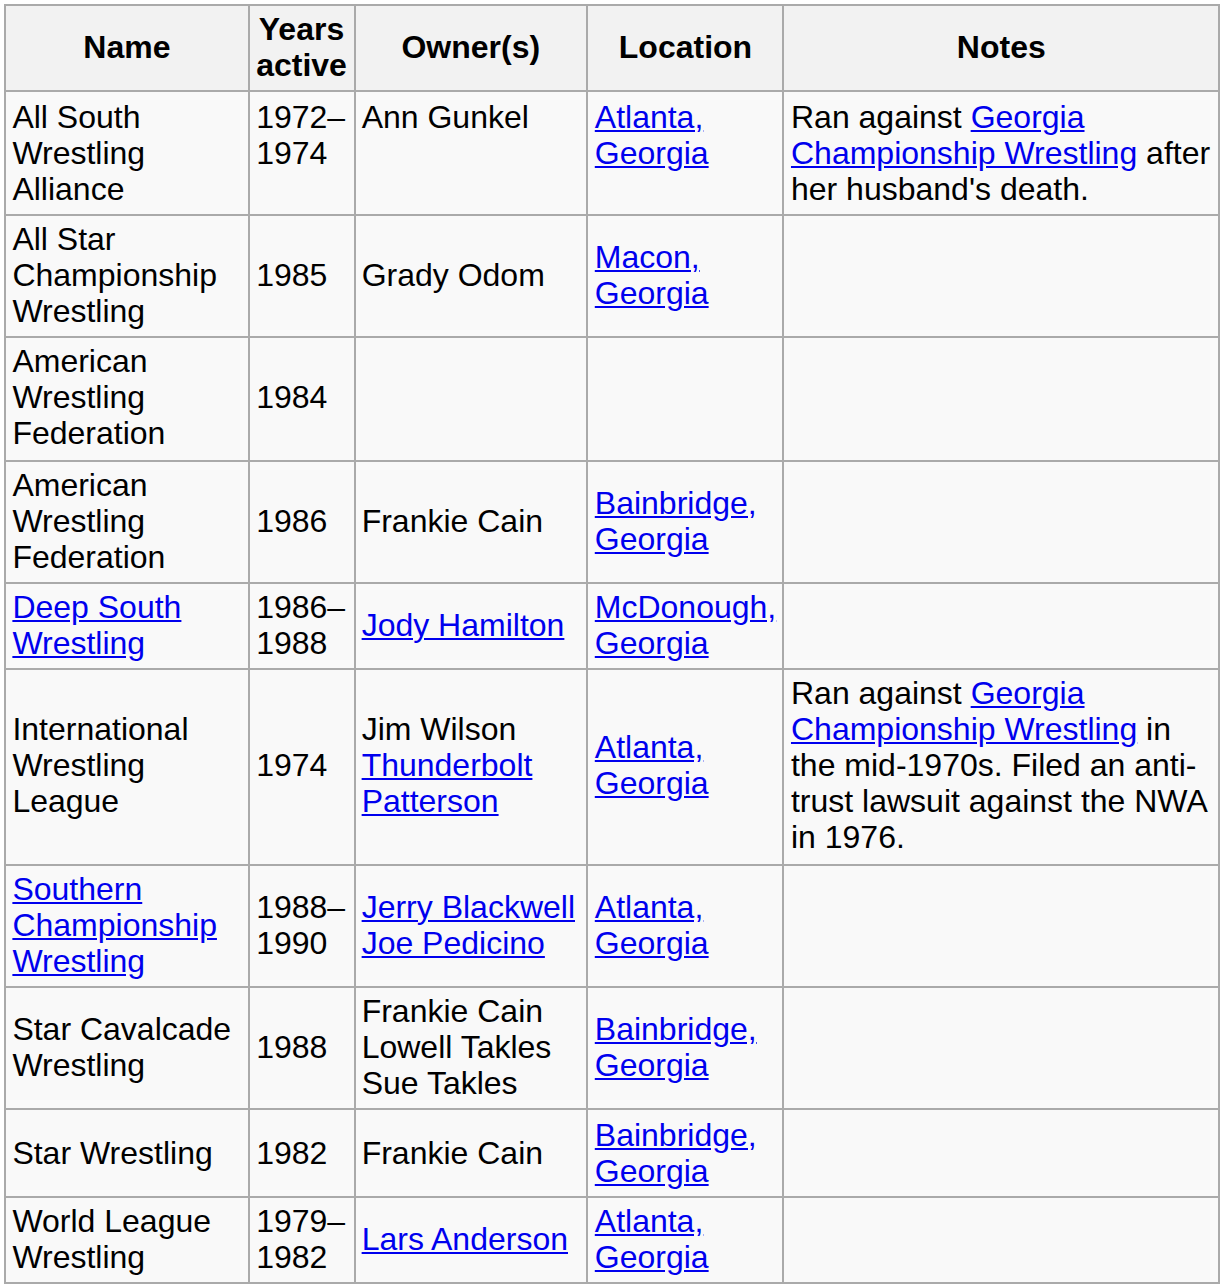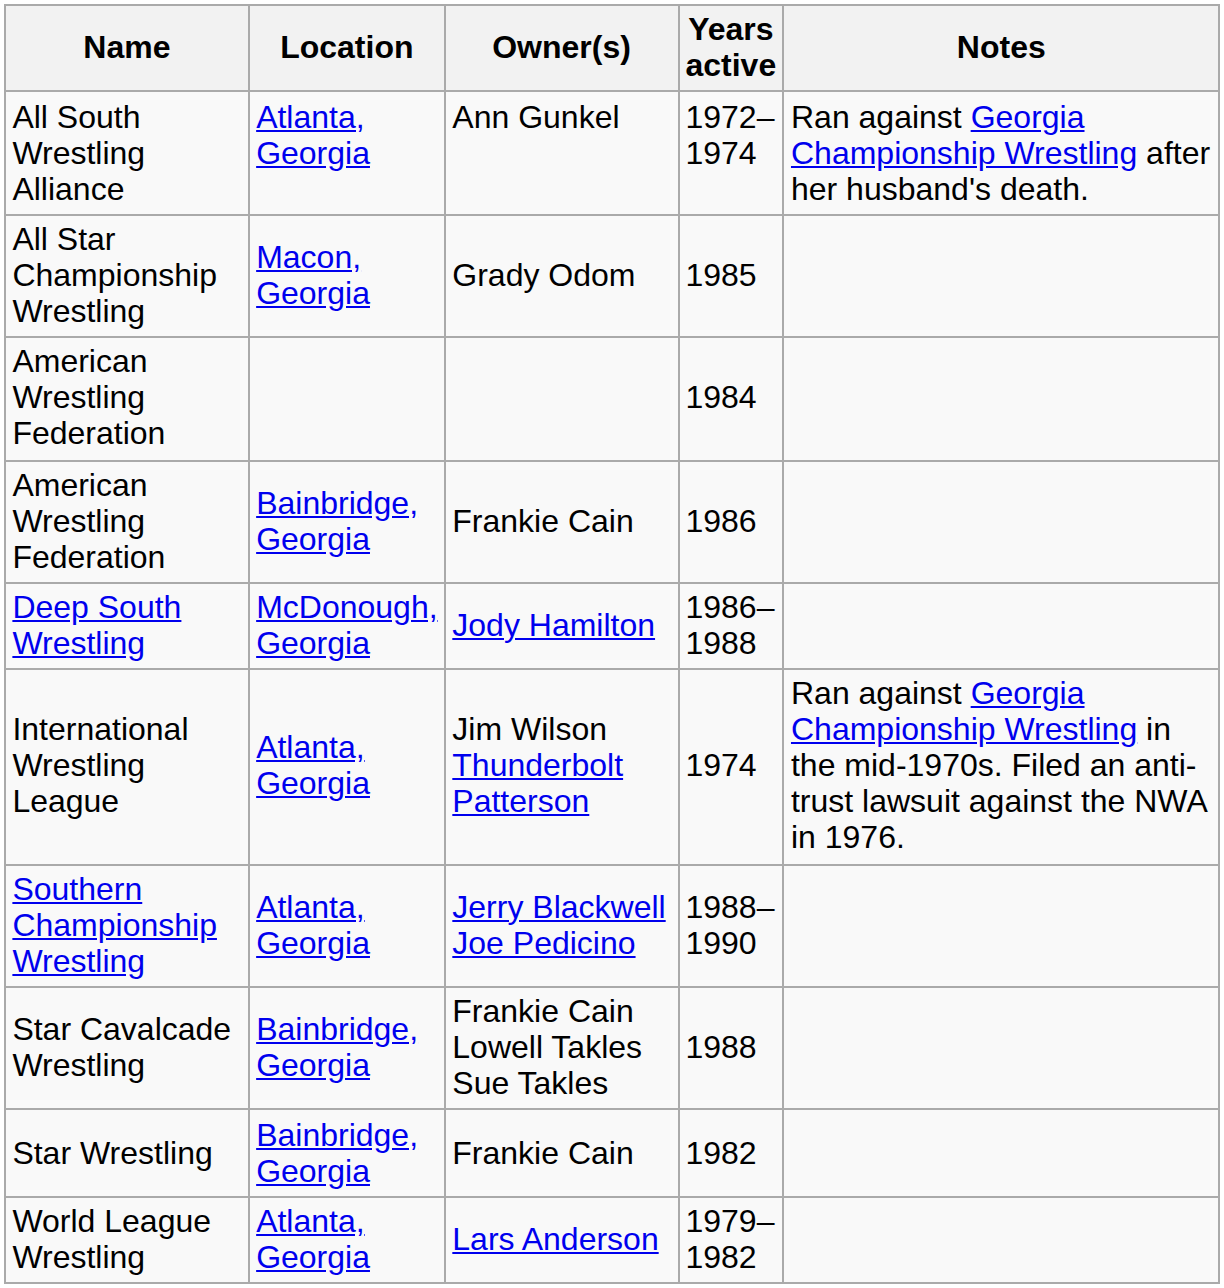columns swapped: (685, 47) <-> (302, 47)
